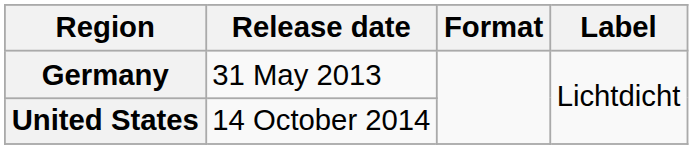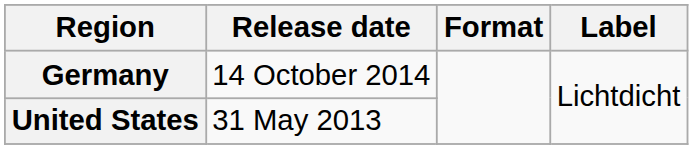(297, 74) 31 May 2013 -> (321, 74) 14 October 2014
(321, 120) 14 October 2014 -> (297, 120) 31 May 2013
